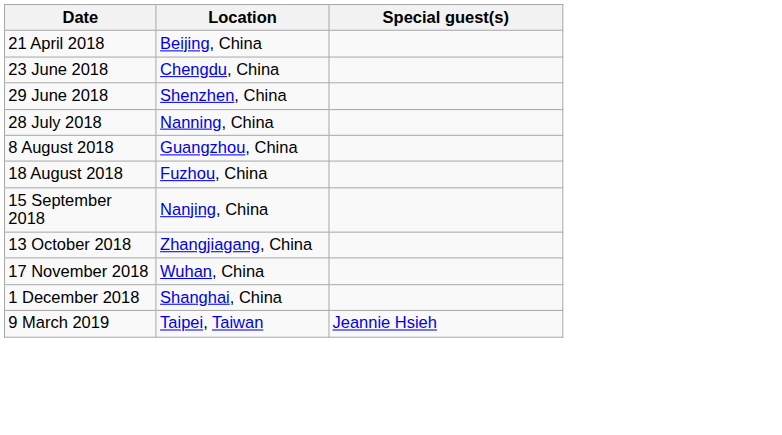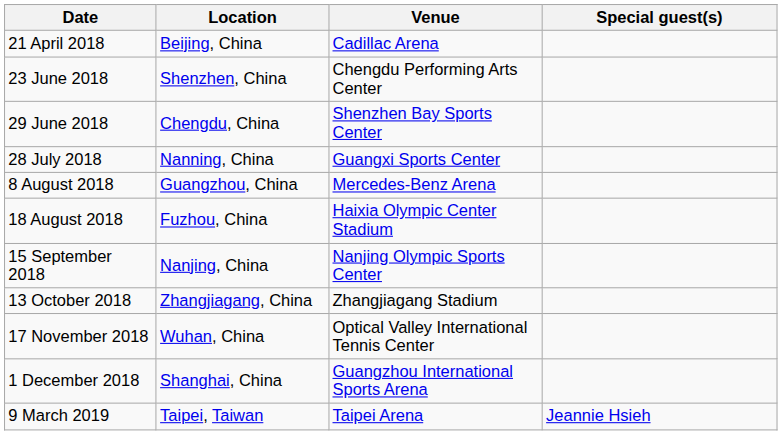+ column: (435, 17)
(220, 69) Chengdu, China -> (223, 79) Shenzhen, China
(223, 95) Shenzhen, China -> (220, 123) Chengdu, China
